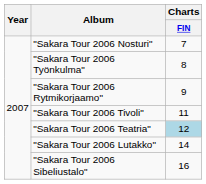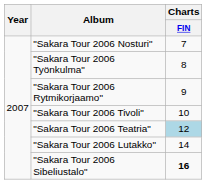(184, 113) 11 -> (184, 113) 10
(184, 166) normal -> (184, 166) bold
